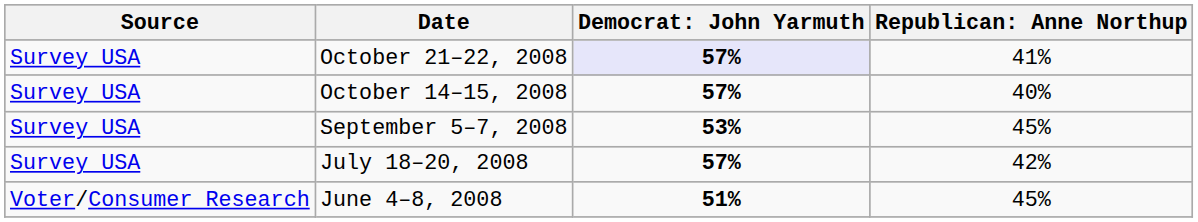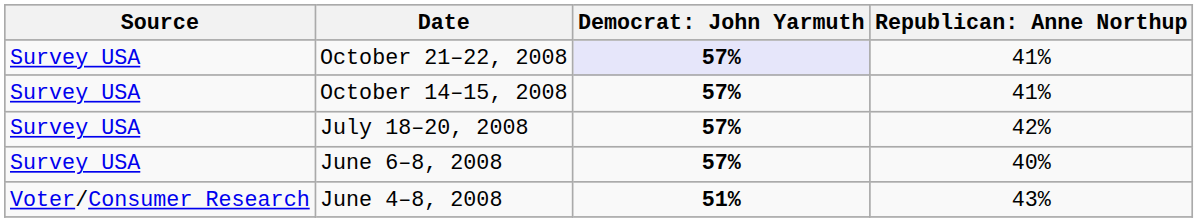(1031, 93) 40% -> (1031, 93) 41%
- row: (444, 129)
+ row: (411, 164)
(1031, 199) 45% -> (1031, 199) 43%
